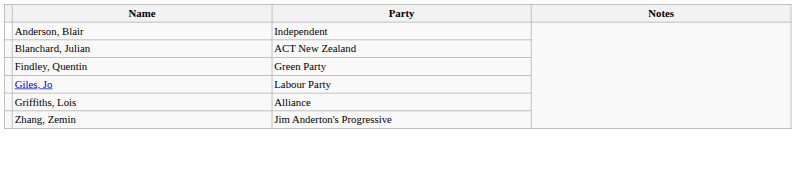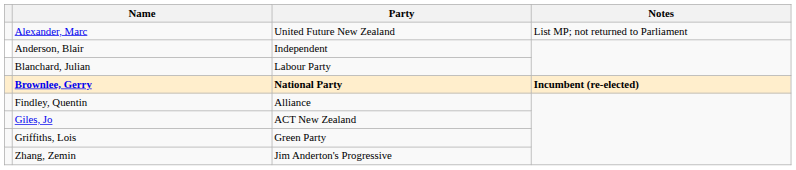+ row: (51, 31)
(315, 49) ACT New Zealand -> (303, 66) Labour Party
+ row: (53, 84)
(300, 66) Green Party -> (293, 102) Alliance
(303, 84) Labour Party -> (315, 120) ACT New Zealand
(293, 102) Alliance -> (300, 138) Green Party
